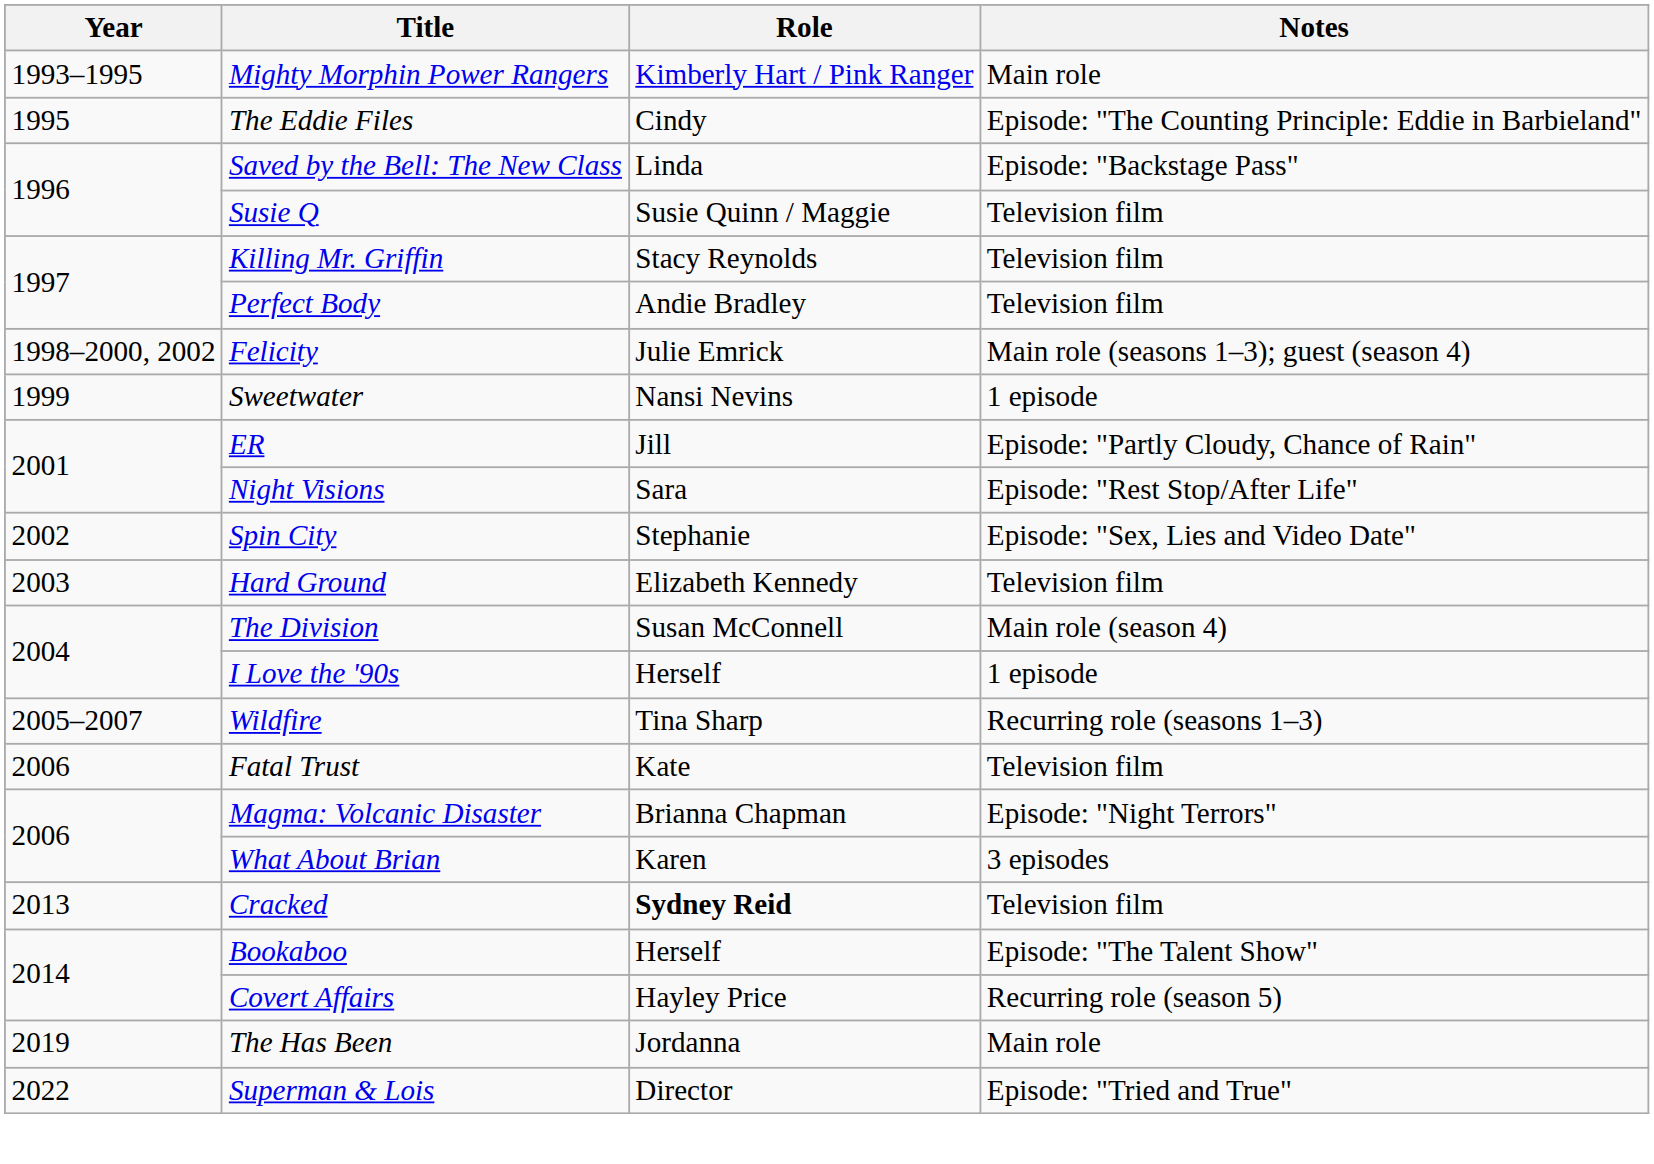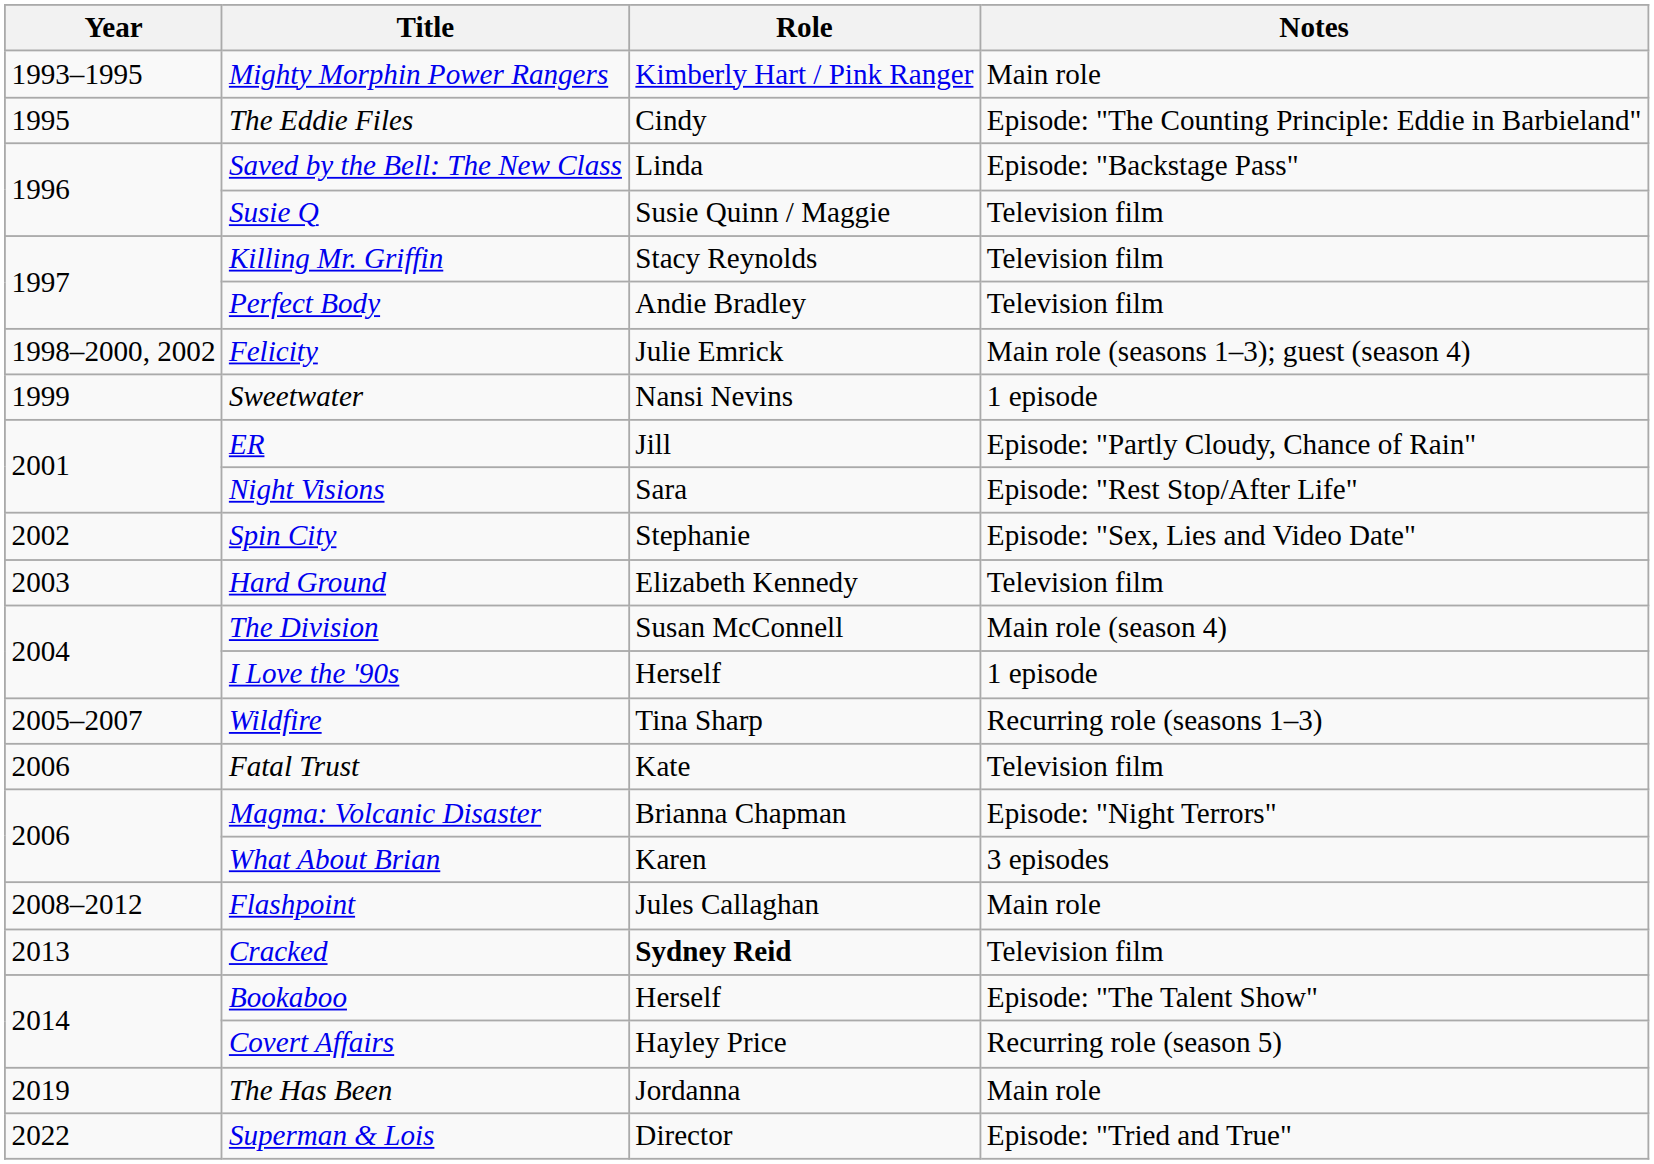+ row: (292, 905)
